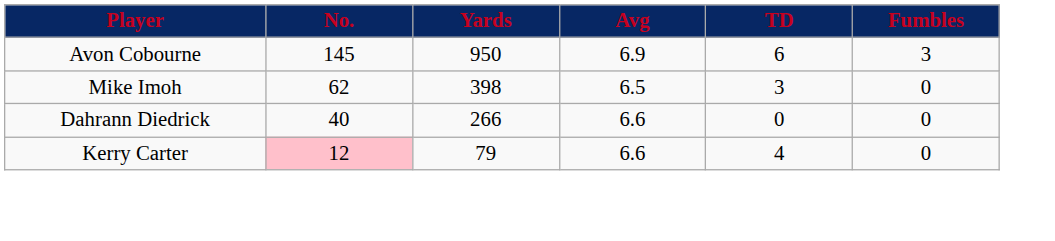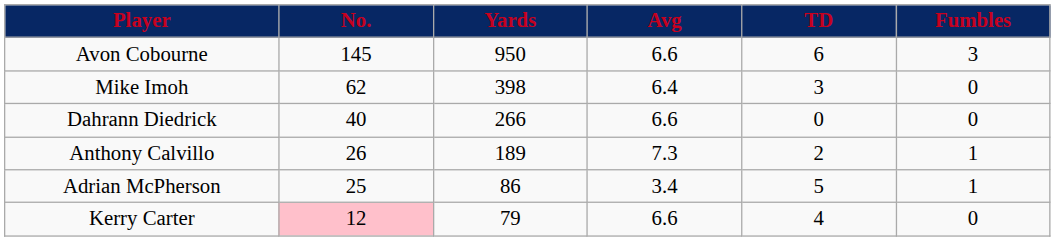(632, 53) 6.9 -> (665, 53) 6.6
(632, 86) 6.5 -> (665, 86) 6.4
+ row: (142, 152)
+ row: (142, 185)
